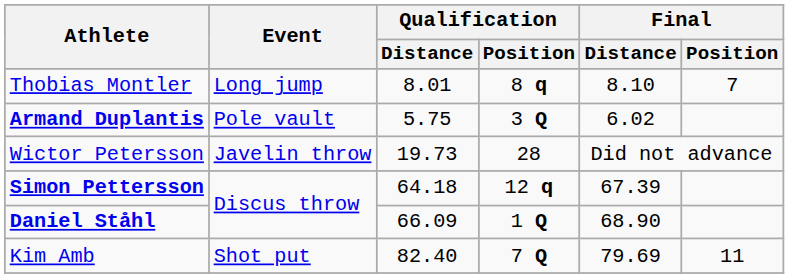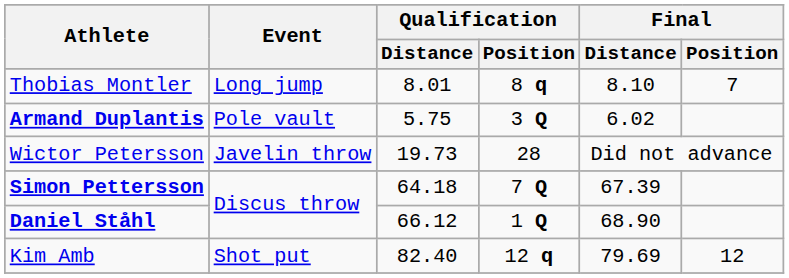(529, 188) 12 q -> (529, 188) 7 Q
(427, 222) 66.09 -> (427, 222) 66.12
(529, 256) 7 Q -> (529, 256) 12 q
(732, 256) 11 -> (732, 256) 12
